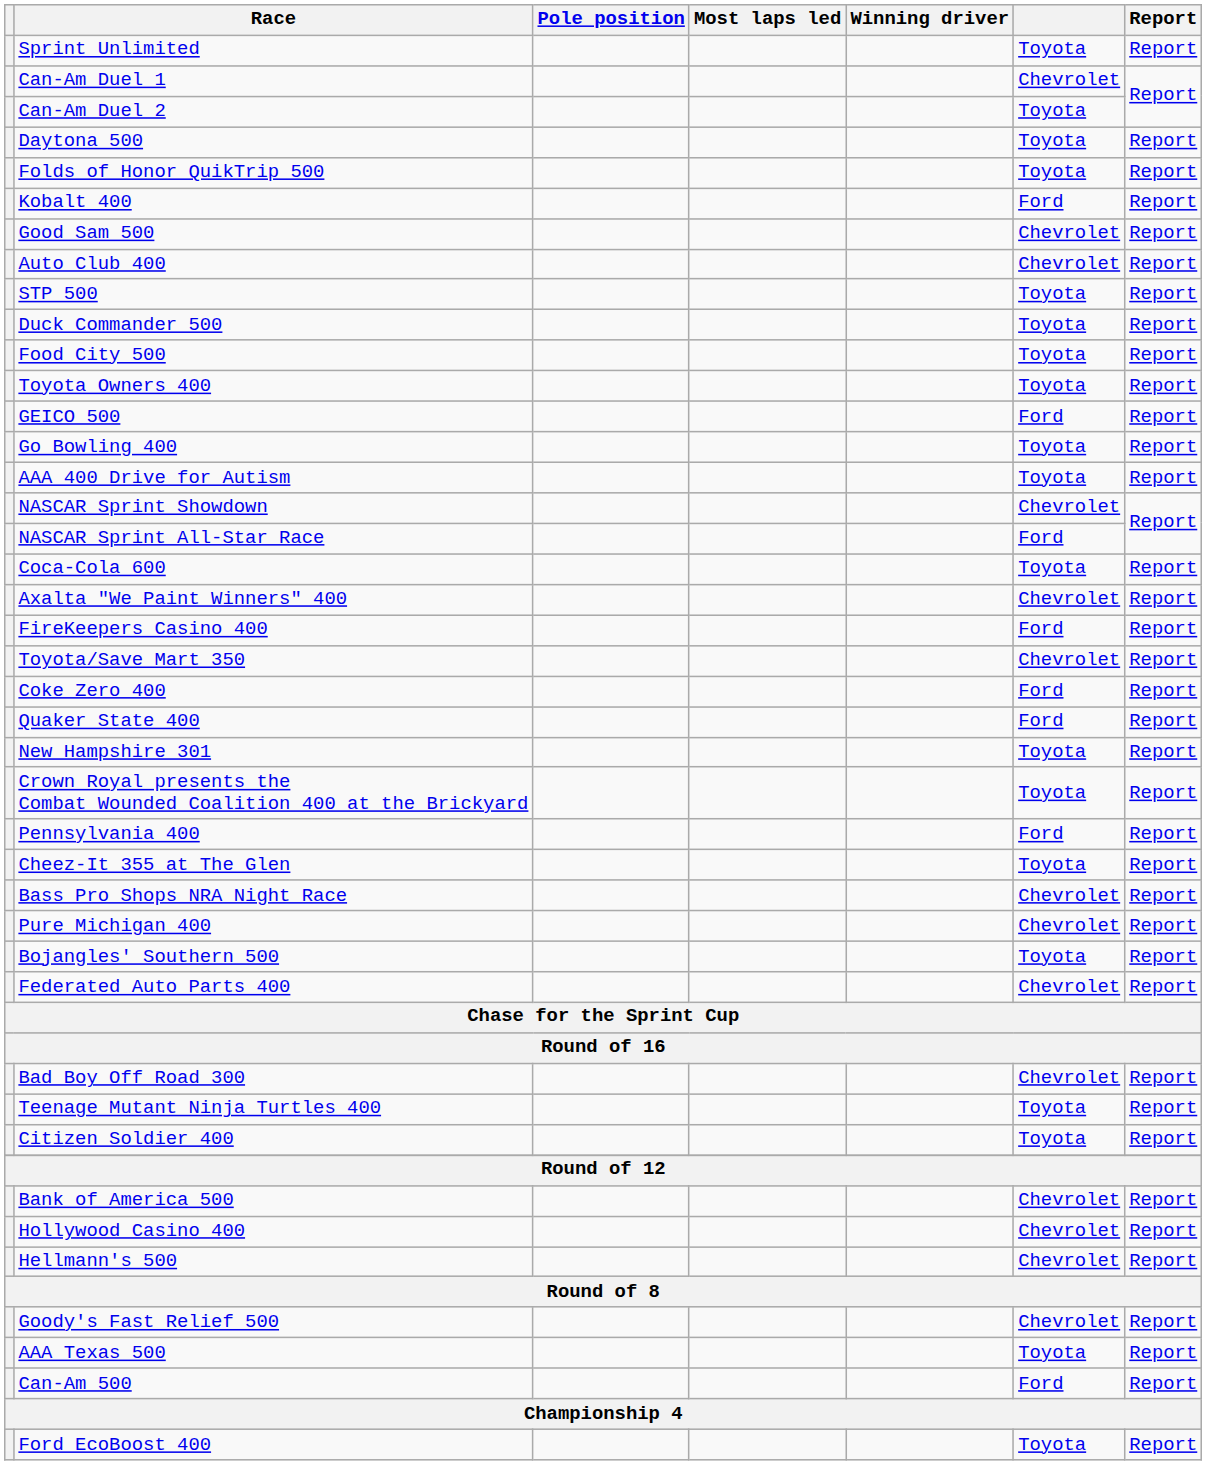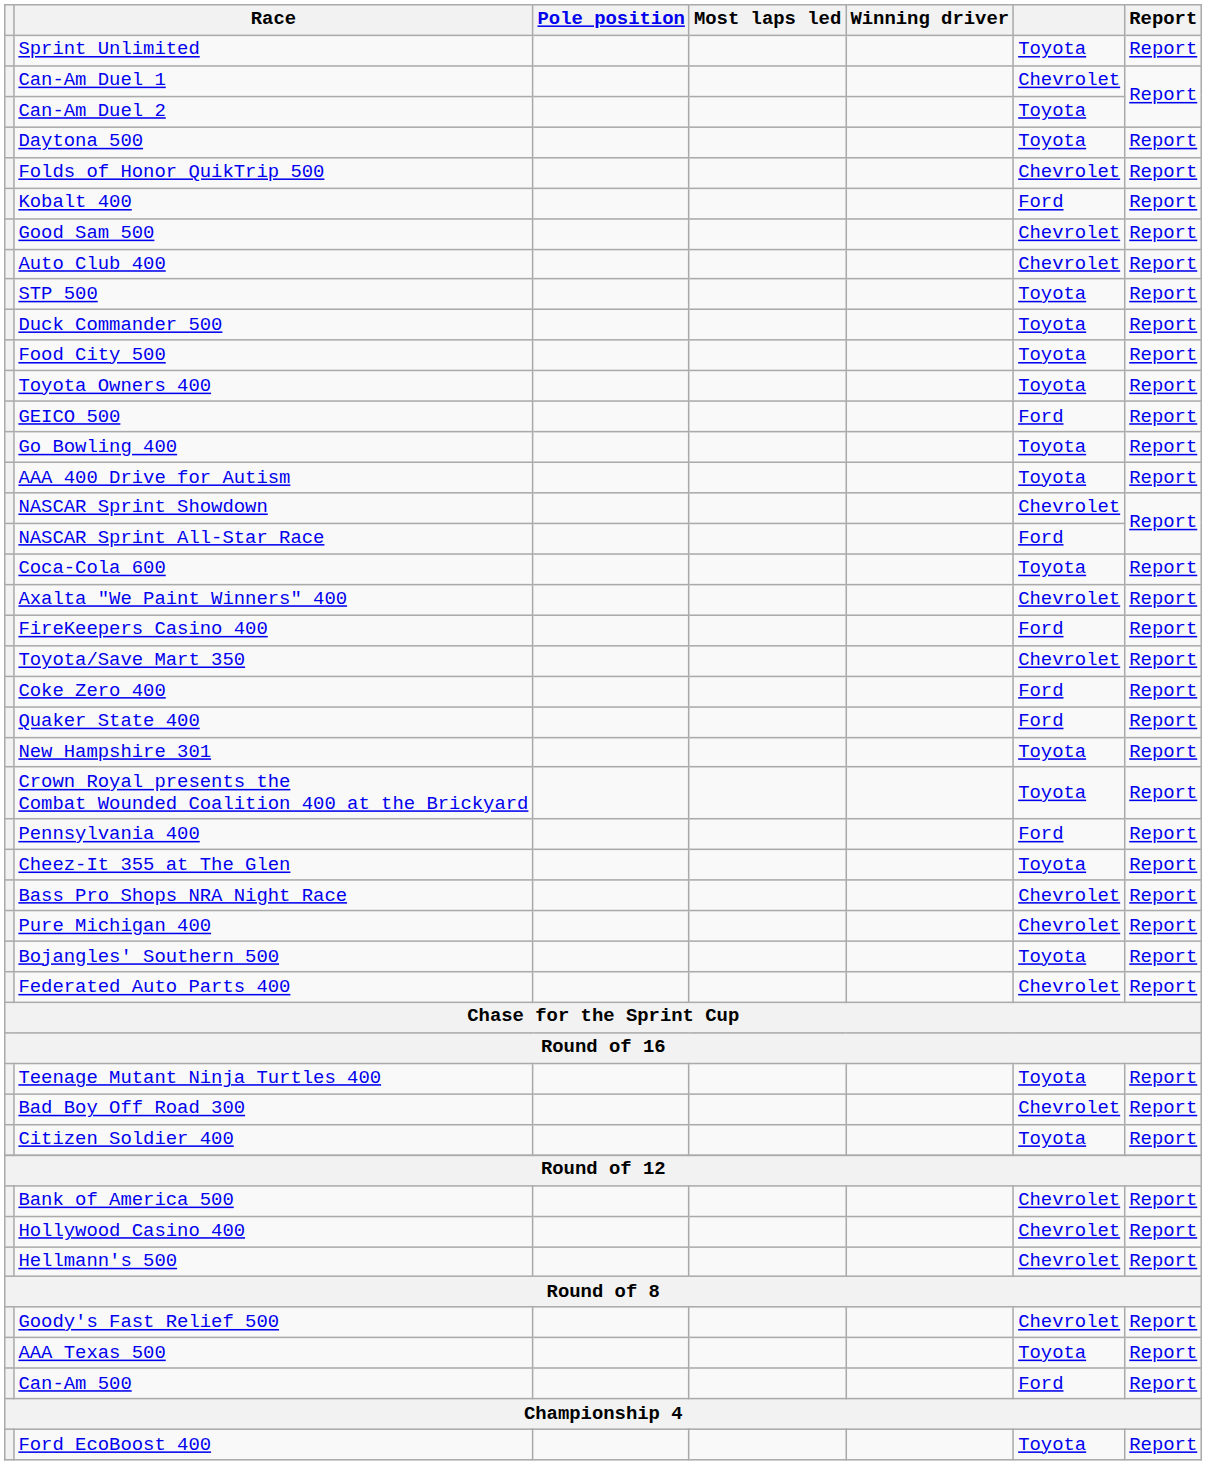(1052, 173) Toyota -> (1069, 173) Chevrolet
rows swapped: (200, 1109) <-> (132, 1079)
